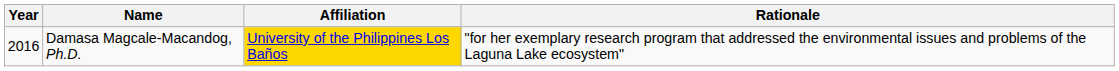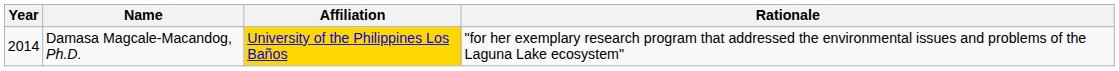(24, 46) 2016 -> (24, 46) 2014
